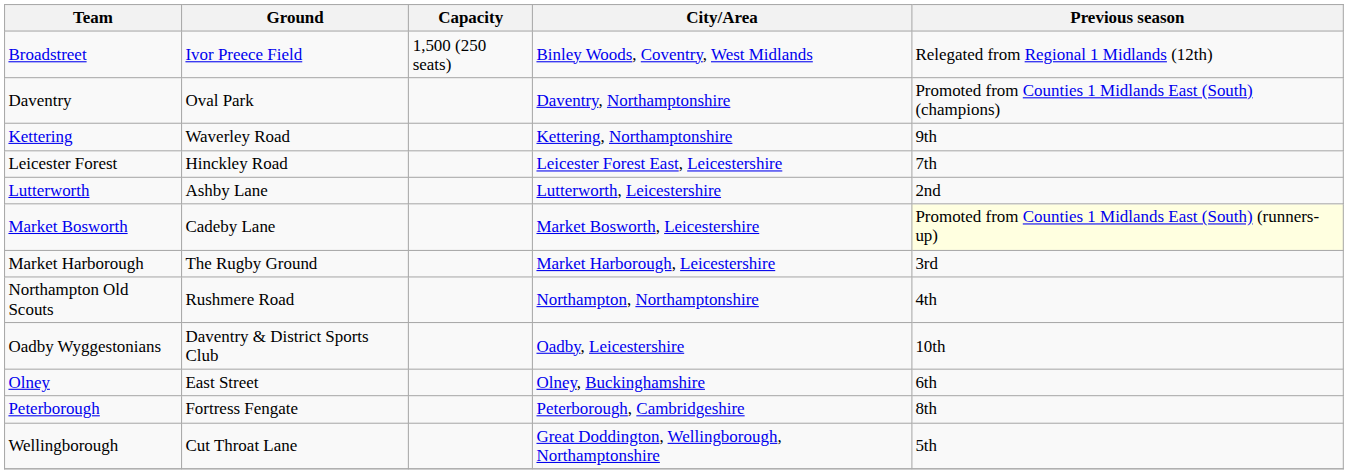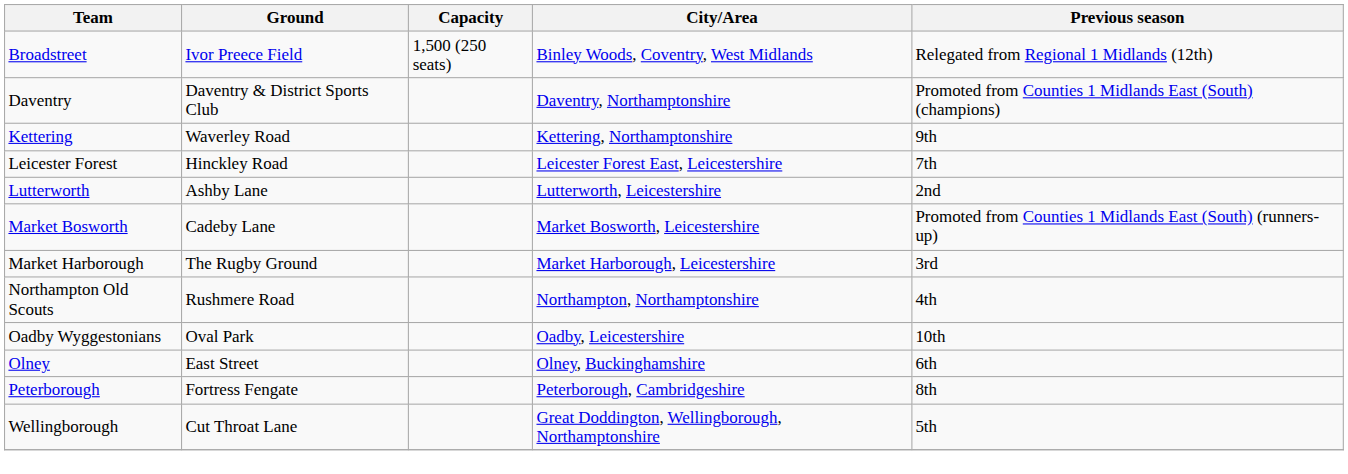(220, 100) Oval Park -> (277, 100) Daventry & District Sports Club
(1117, 227) lightyellow background -> (1117, 227) no background
(277, 345) Daventry & District Sports Club -> (220, 336) Oval Park
